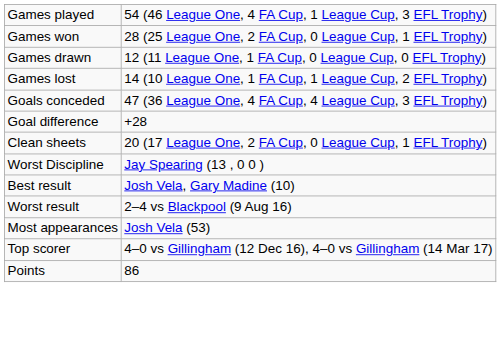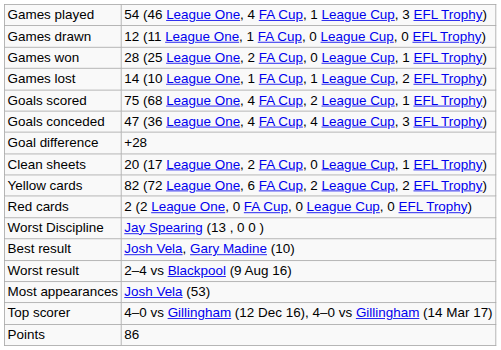rows swapped: (43, 36) <-> (49, 57)
+ row: (47, 100)
+ row: (45, 185)
+ row: (38, 206)
